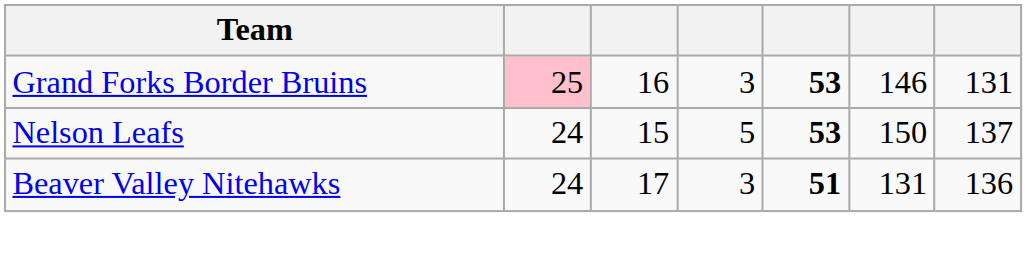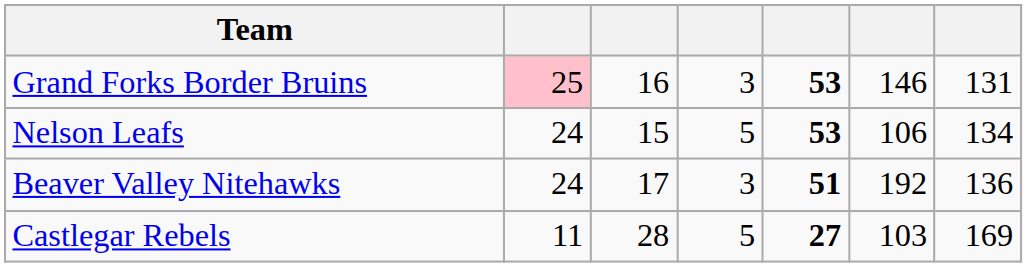(903, 132) 150 -> (903, 132) 106
(989, 132) 137 -> (989, 132) 134
(903, 183) 131 -> (903, 183) 192
+ row: (122, 235)
